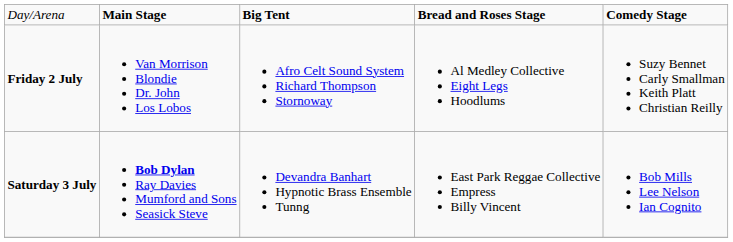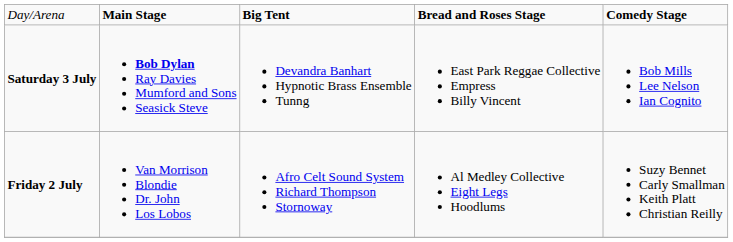rows swapped: (45, 78) <-> (52, 184)
